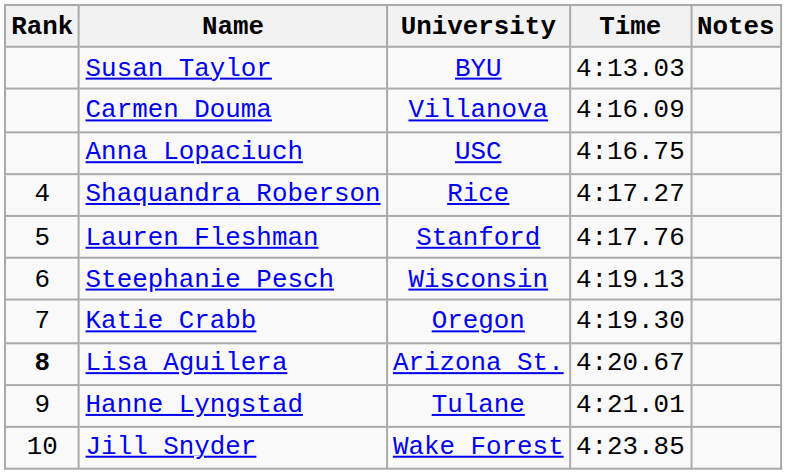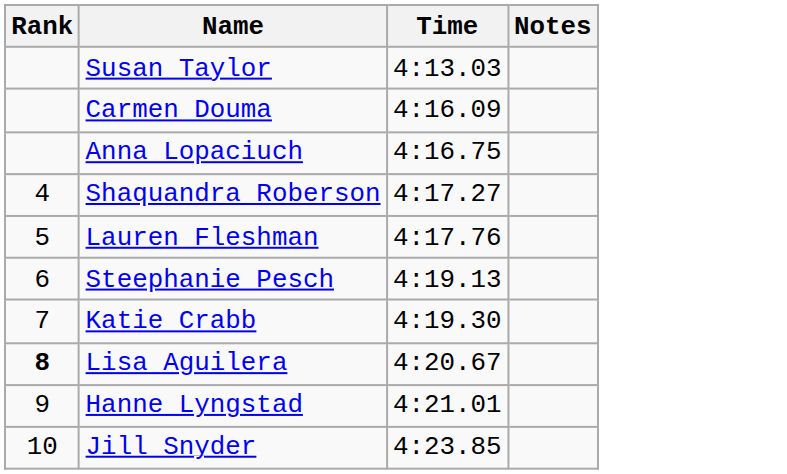- column: (478, 26)
